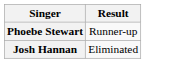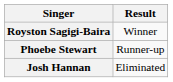+ row: (59, 31)
